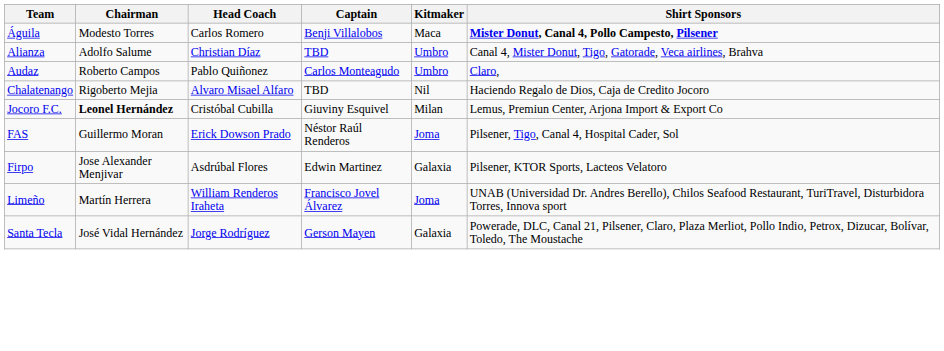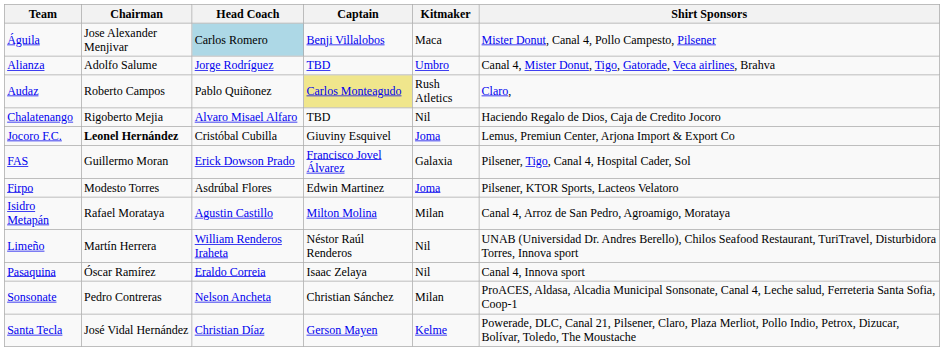(116, 33) Modesto Torres -> (121, 39) Jose Alexander Menjivar
(227, 33) no background -> (231, 39) lightblue background
(594, 33) bold -> (599, 39) normal
(226, 52) Christian Díaz -> (234, 65) Jorge Rodríguez
(352, 71) no background -> (354, 91) khaki background
(431, 71) Umbro -> (434, 91) Rush Atletics
(428, 109) Milan -> (428, 136) Joma
(333, 134) Néstor Raúl Renderos -> (344, 161) Francisco Jovel Álvarez
(427, 134) Joma -> (434, 161) Galaxia
(115, 167) Jose Alexander Menjivar -> (122, 187) Modesto Torres
(433, 167) Galaxia -> (428, 187) Joma
+ row: (28, 213)
(342, 200) Francisco Jovel Álvarez -> (335, 246) Néstor Raúl Renderos
(427, 200) Joma -> (423, 246) Nil
+ row: (31, 271)
+ row: (32, 297)
(230, 232) Jorge Rodríguez -> (230, 330) Christian Díaz
(433, 232) Galaxia -> (431, 330) Kelme
